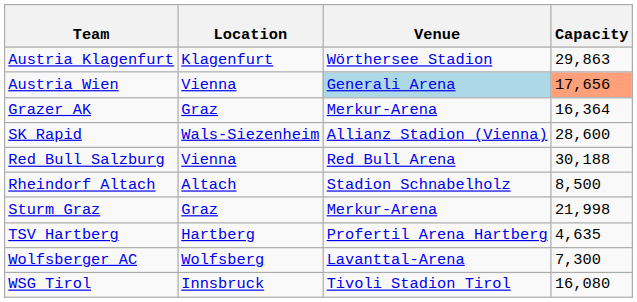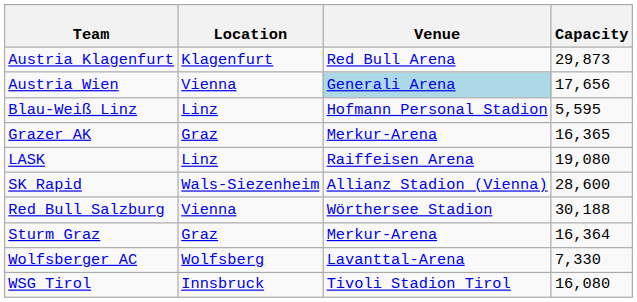(410, 60) Wörthersee Stadion -> (391, 60) Red Bull Arena
(583, 60) 29,863 -> (583, 60) 29,873
(583, 85) lightsalmon background -> (583, 85) no background
+ row: (73, 110)
(583, 110) 16,364 -> (583, 135) 16,365
+ row: (27, 160)
(391, 160) Red Bull Arena -> (410, 210) Wörthersee Stadion
- row: (82, 185)
(583, 210) 21,998 -> (583, 235) 16,364
- row: (63, 235)
(578, 260) 7,300 -> (578, 260) 7,330
